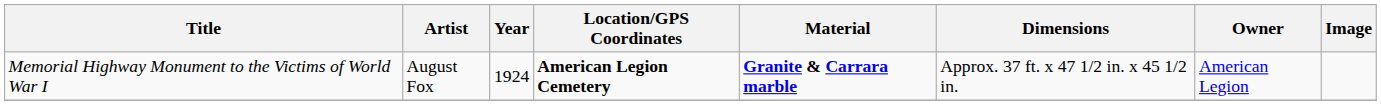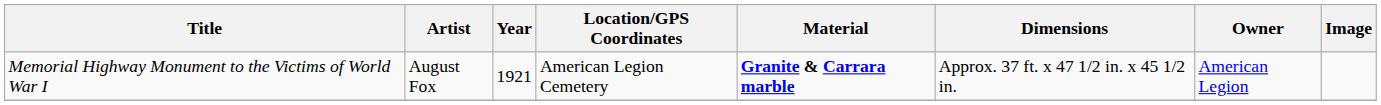(512, 76) 1924 -> (514, 76) 1921
(603, 76) bold -> (602, 76) normal
